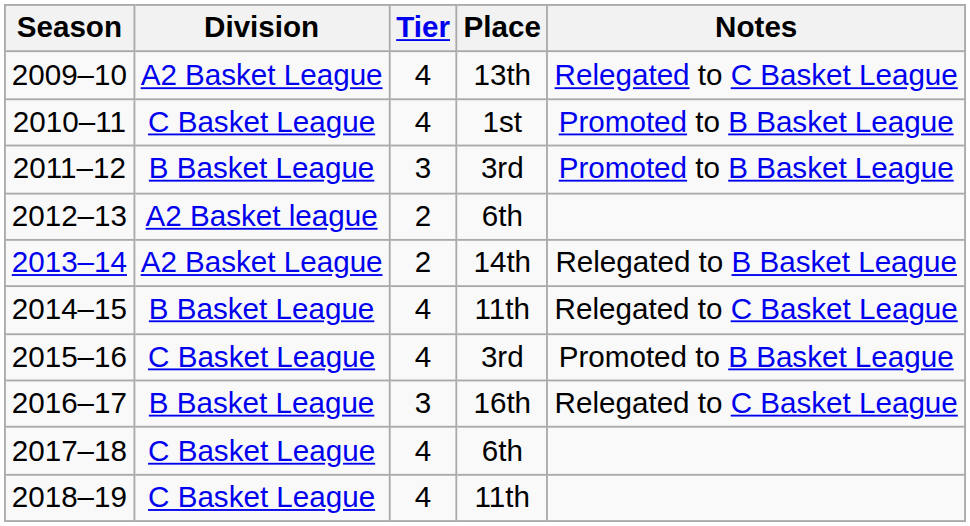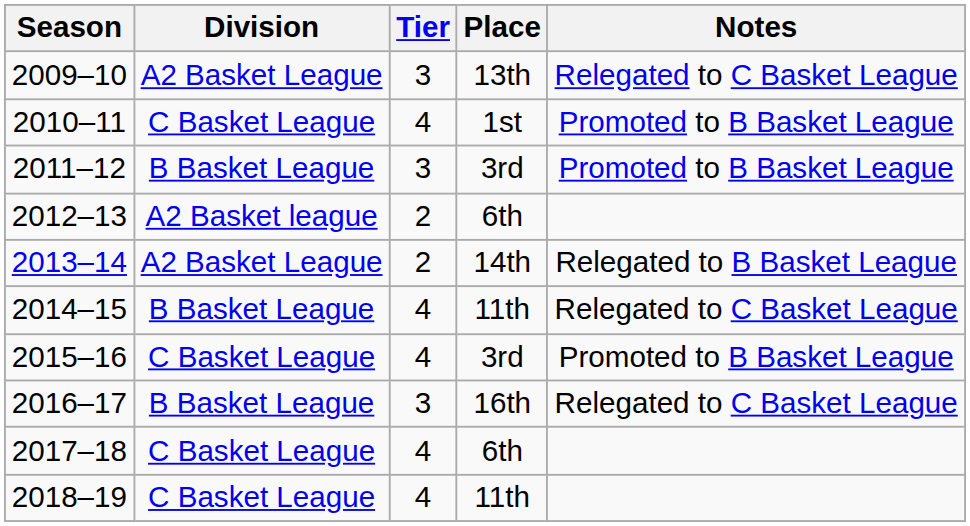(423, 74) 4 -> (423, 74) 3
